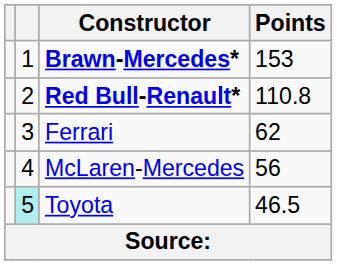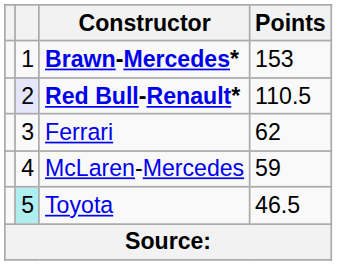(28, 96) no background -> (28, 96) lavender background
(283, 96) 110.8 -> (283, 96) 110.5
(268, 168) 56 -> (268, 168) 59
